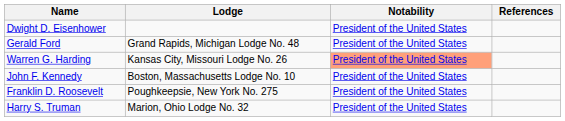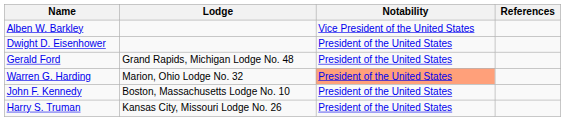+ row: (45, 28)
(207, 60) Kansas City, Missouri Lodge No. 26 -> (183, 76) Marion, Ohio Lodge No. 32
- row: (55, 92)
(188, 108) Marion, Ohio Lodge No. 32 -> (202, 108) Kansas City, Missouri Lodge No. 26
